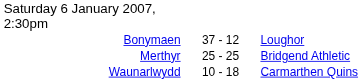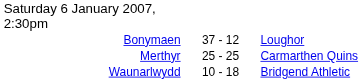(305, 56) Bridgend Athletic -> (309, 56) Carmarthen Quins
(309, 72) Carmarthen Quins -> (305, 72) Bridgend Athletic
